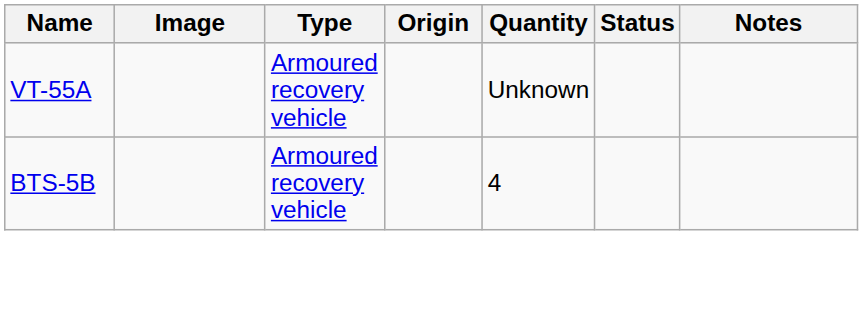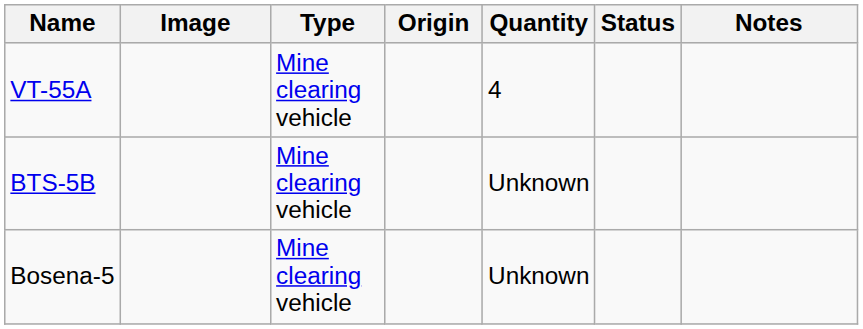(324, 89) Armoured recovery vehicle -> (319, 89) Mine clearing vehicle
(538, 89) Unknown -> (495, 89) 4
(324, 183) Armoured recovery vehicle -> (319, 183) Mine clearing vehicle
(495, 183) 4 -> (539, 183) Unknown
+ row: (62, 276)
